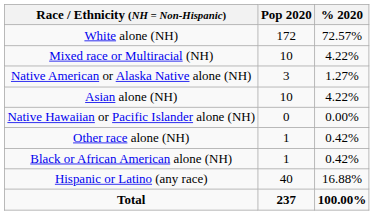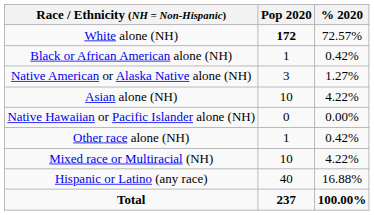(286, 35) normal -> (286, 35) bold
rows swapped: (131, 158) <-> (131, 55)
